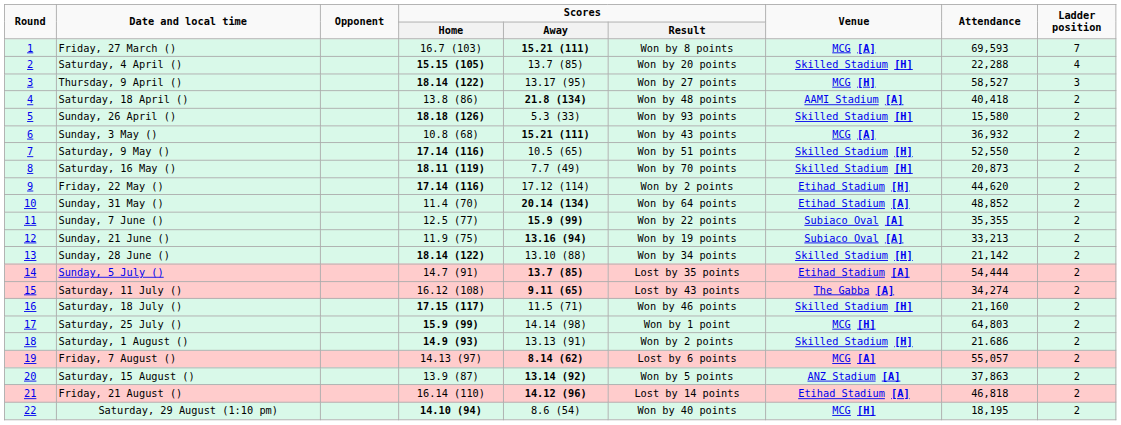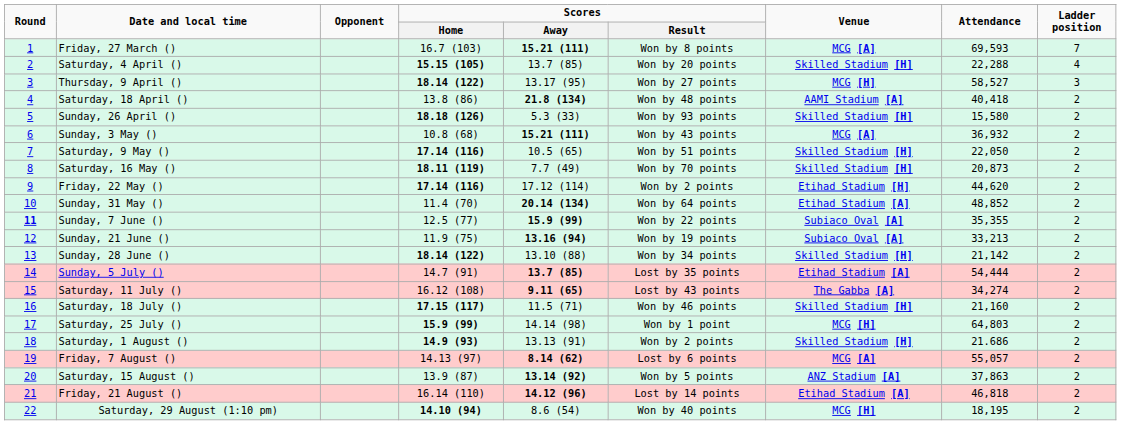(990, 151) 52,550 -> (990, 151) 22,050
(30, 220) normal -> (30, 220) bold
